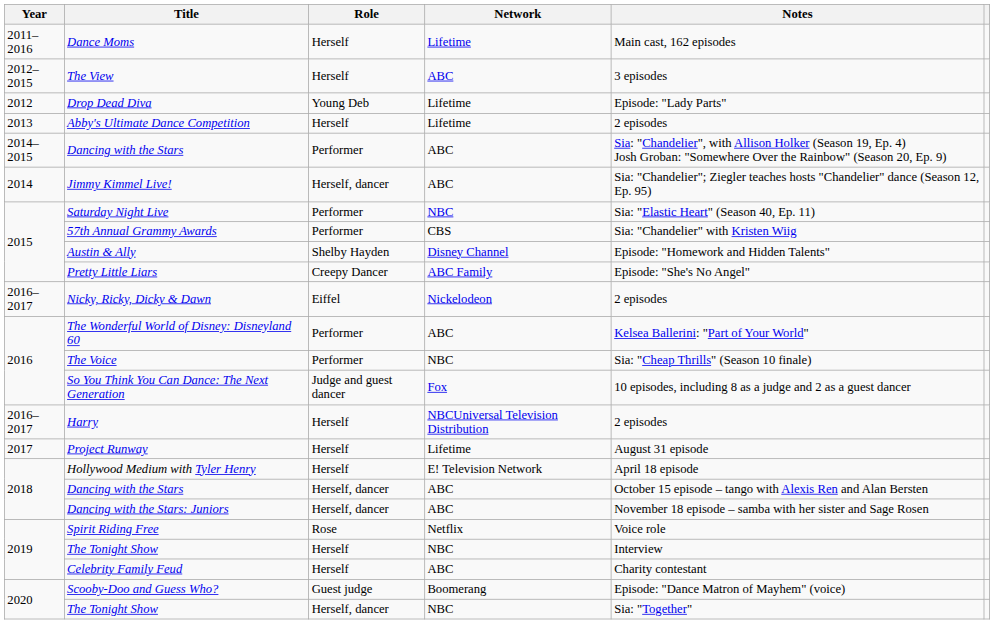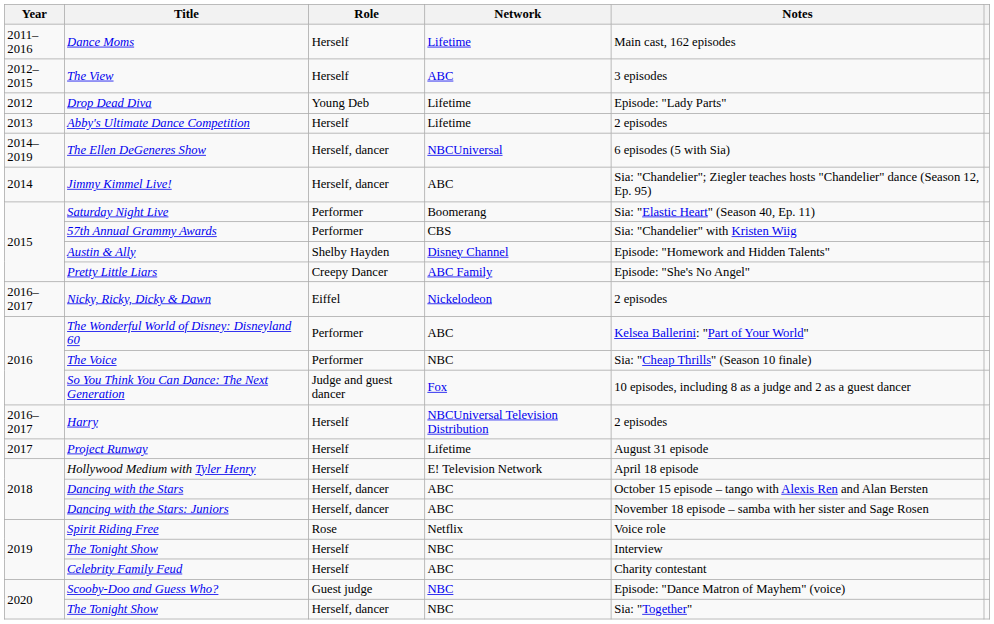+ row: (23, 150)
- row: (23, 150)
(440, 211) NBC -> (457, 211) Boomerang
(457, 589) Boomerang -> (440, 589) NBC
